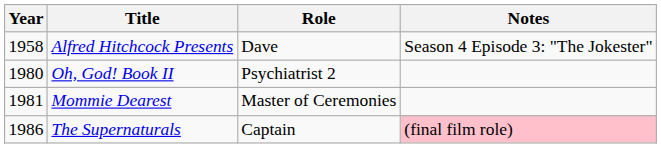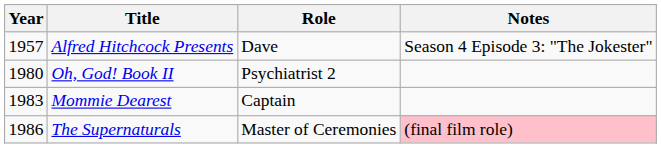(26, 45) 1958 -> (26, 45) 1957
(26, 101) 1981 -> (26, 101) 1983
(319, 101) Master of Ceremonies -> (268, 101) Captain
(268, 128) Captain -> (319, 128) Master of Ceremonies
